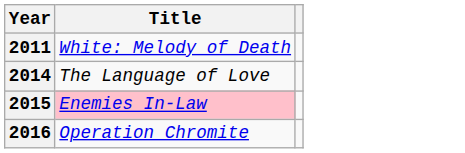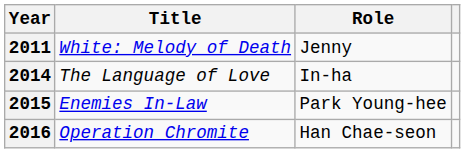+ column: (373, 19)
(133, 105) pink background -> (133, 105) no background
